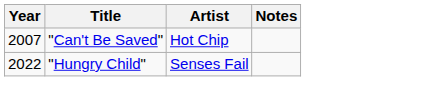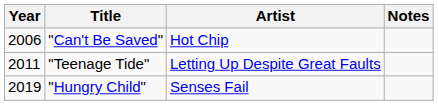(25, 40) 2007 -> (25, 40) 2006
+ row: (99, 64)
(25, 64) 2022 -> (25, 87) 2019
